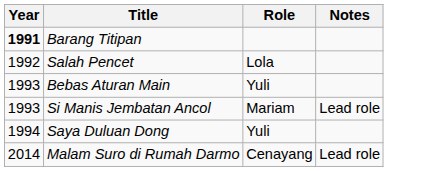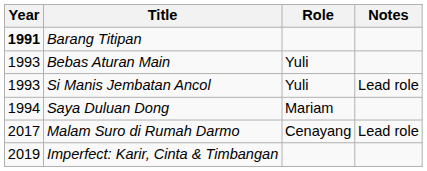- row: (90, 62)
(270, 108) Mariam -> (297, 85) Yuli
(258, 131) Yuli -> (309, 108) Mariam
(24, 154) 2014 -> (24, 131) 2017
+ row: (163, 154)
